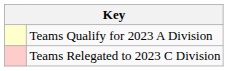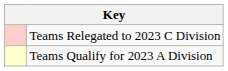rows swapped: (121, 35) <-> (125, 55)
